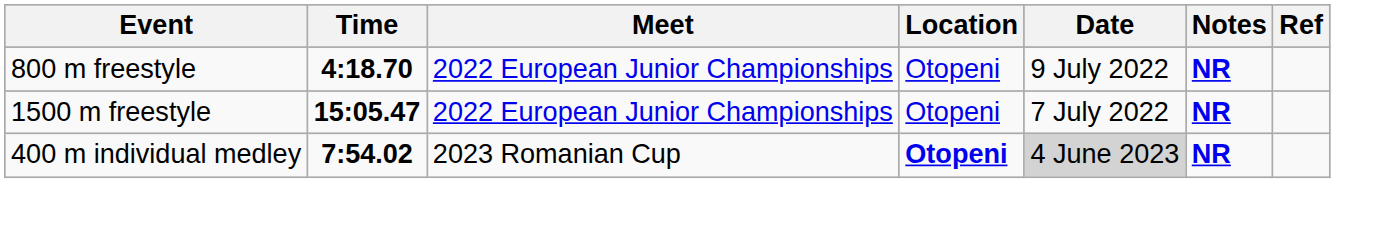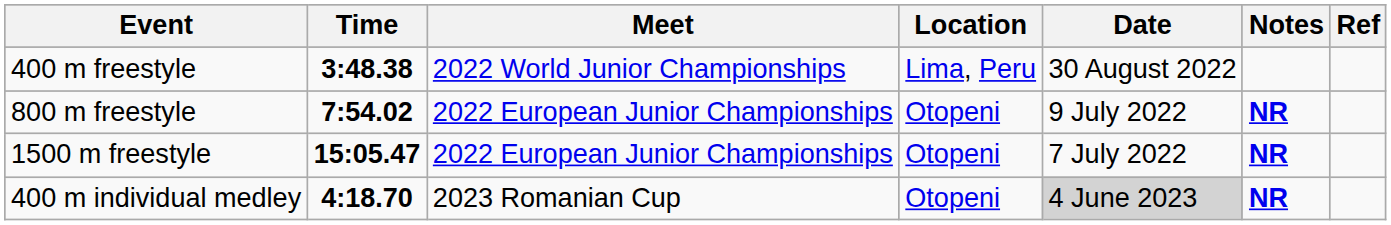+ row: (104, 68)
(367, 68) 4:18.70 -> (367, 111) 7:54.02
(367, 154) 7:54.02 -> (367, 197) 4:18.70
(956, 154) bold -> (953, 197) normal
